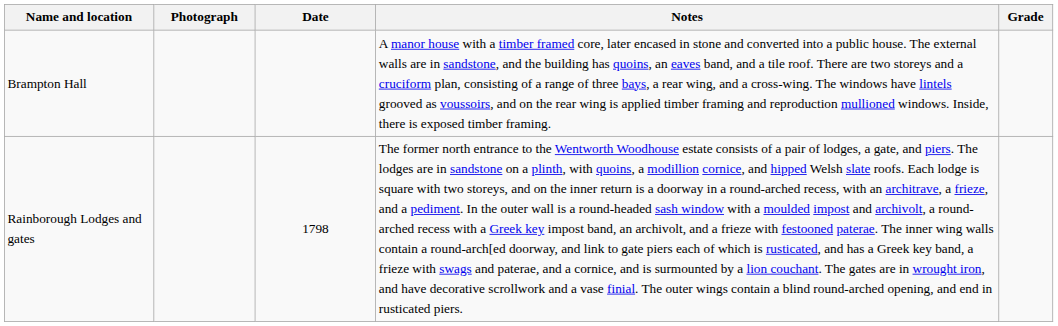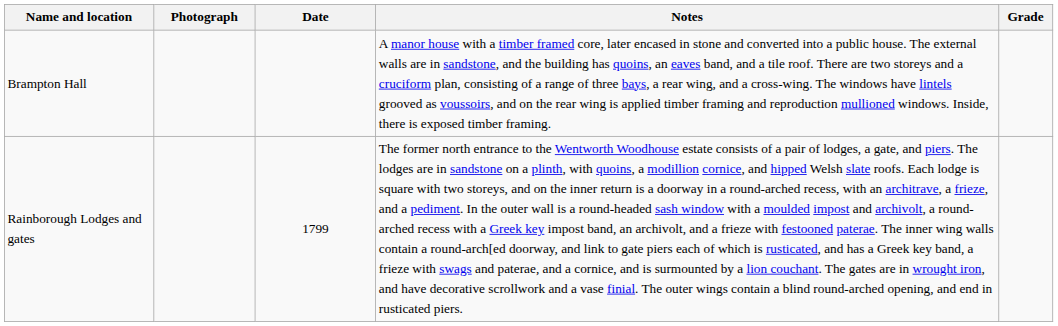(315, 228) 1798 -> (315, 228) 1799
